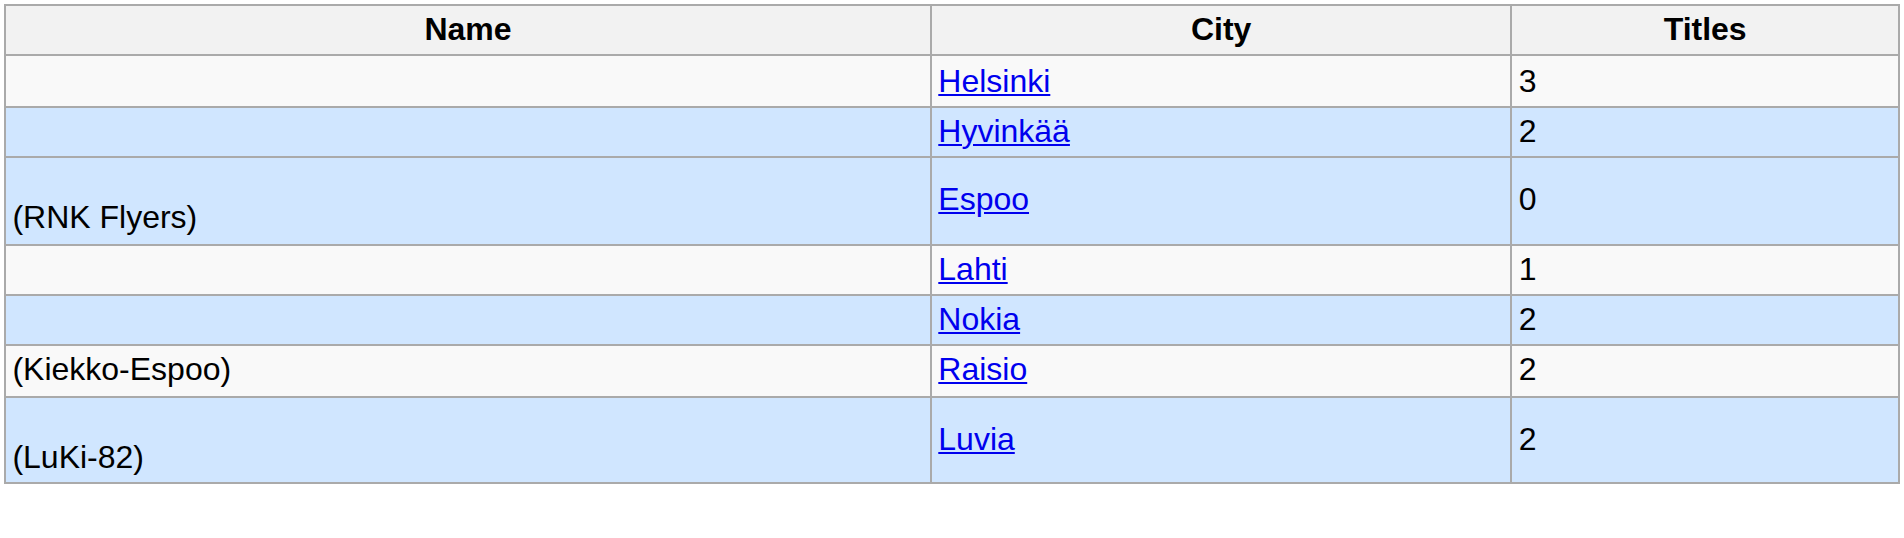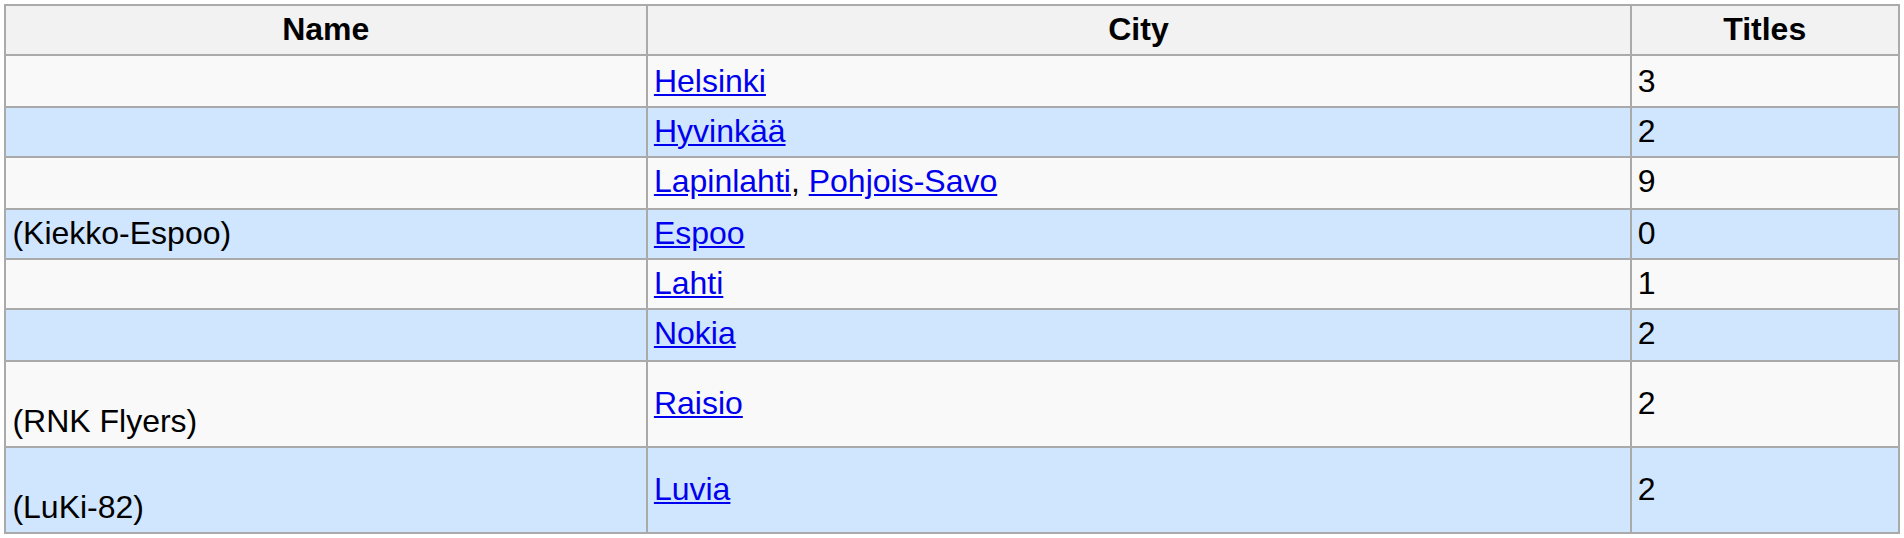+ row: (826, 182)
(105, 218) (RNK Flyers) -> (122, 232) (Kiekko-Espoo)
(122, 370) (Kiekko-Espoo) -> (105, 421) (RNK Flyers)
